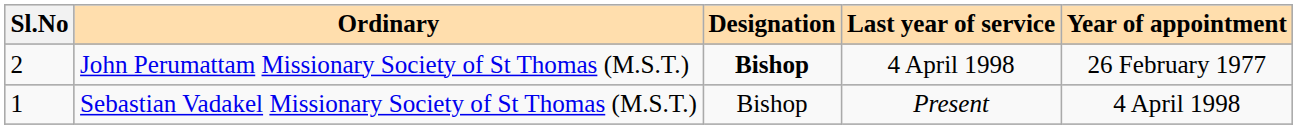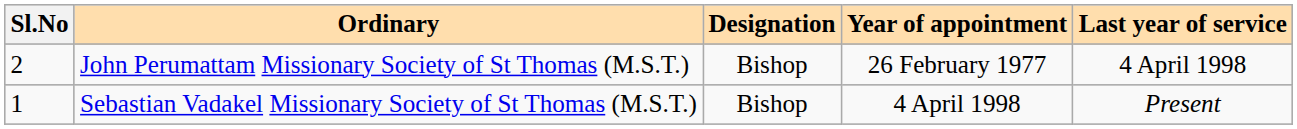columns swapped: (1177, 24) <-> (951, 24)
(772, 64) bold -> (772, 64) normal
